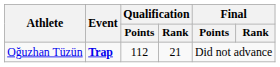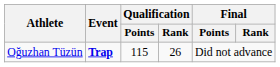(139, 52) 112 -> (139, 52) 115
(175, 52) 21 -> (175, 52) 26
